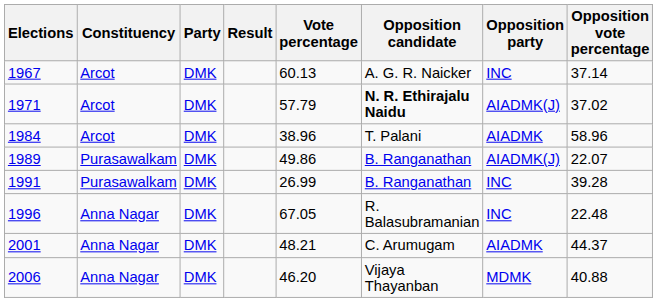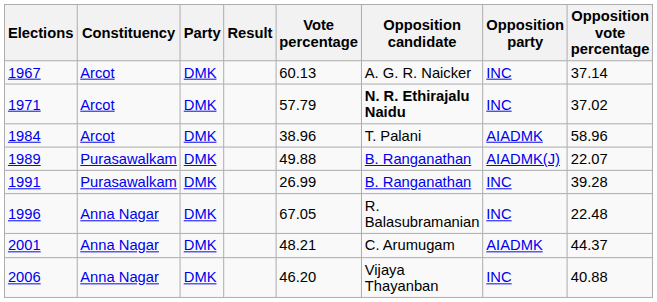(523, 104) AIADMK(J) -> (499, 104) INC
(298, 159) 49.86 -> (298, 159) 49.88
(509, 277) MDMK -> (499, 277) INC
